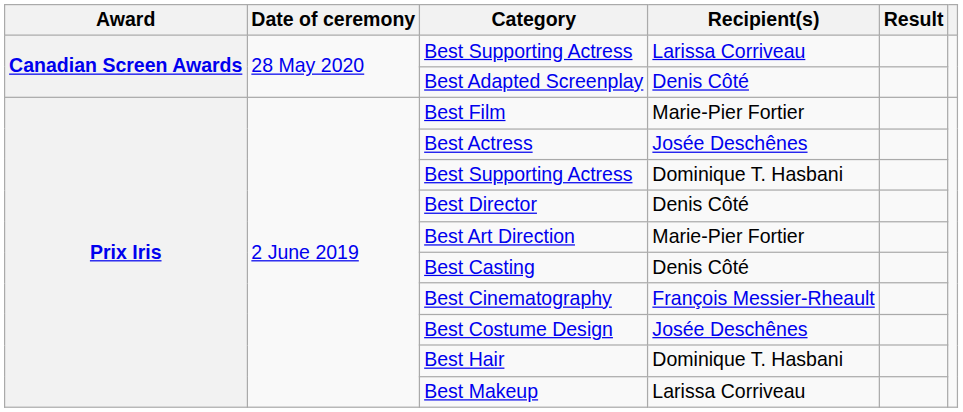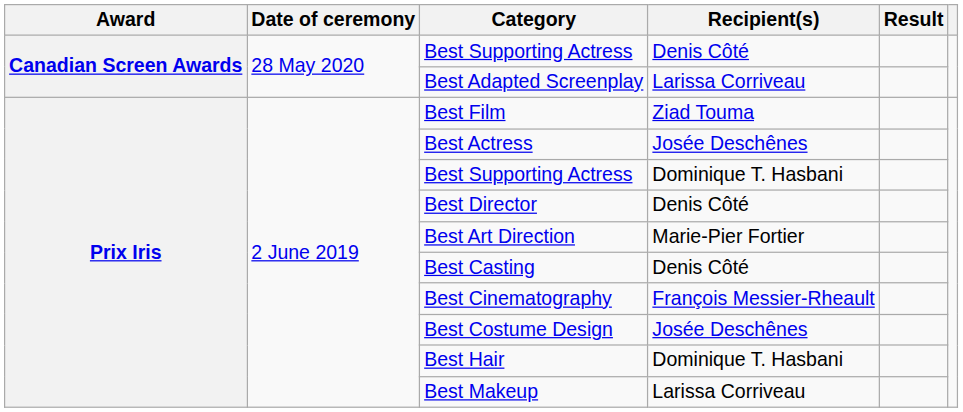(729, 50) Larissa Corriveau -> (701, 50) Denis Côté
(701, 81) Denis Côté -> (729, 81) Larissa Corriveau
(728, 112) Marie-Pier Fortier -> (703, 112) Ziad Touma
